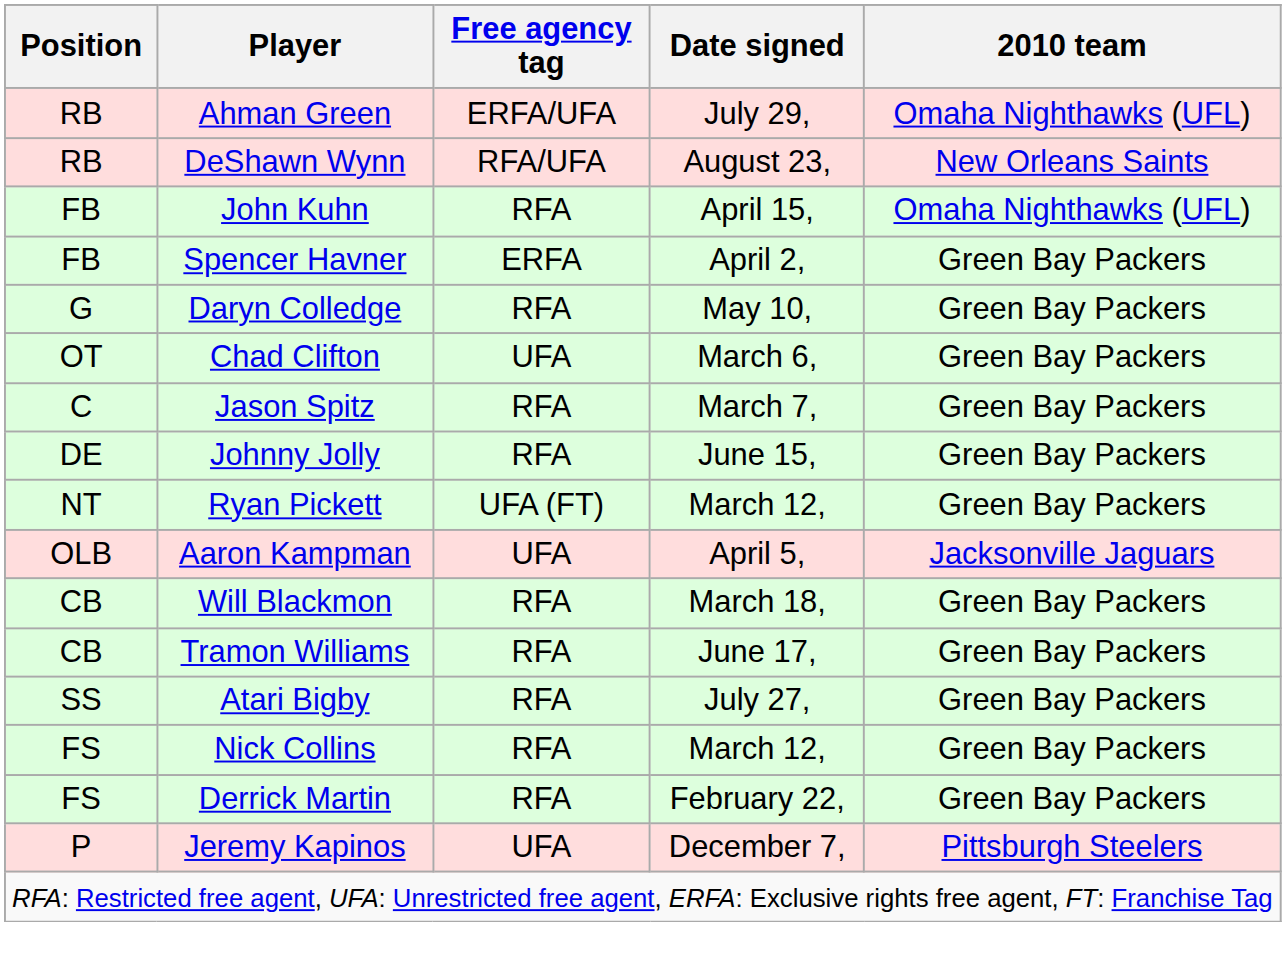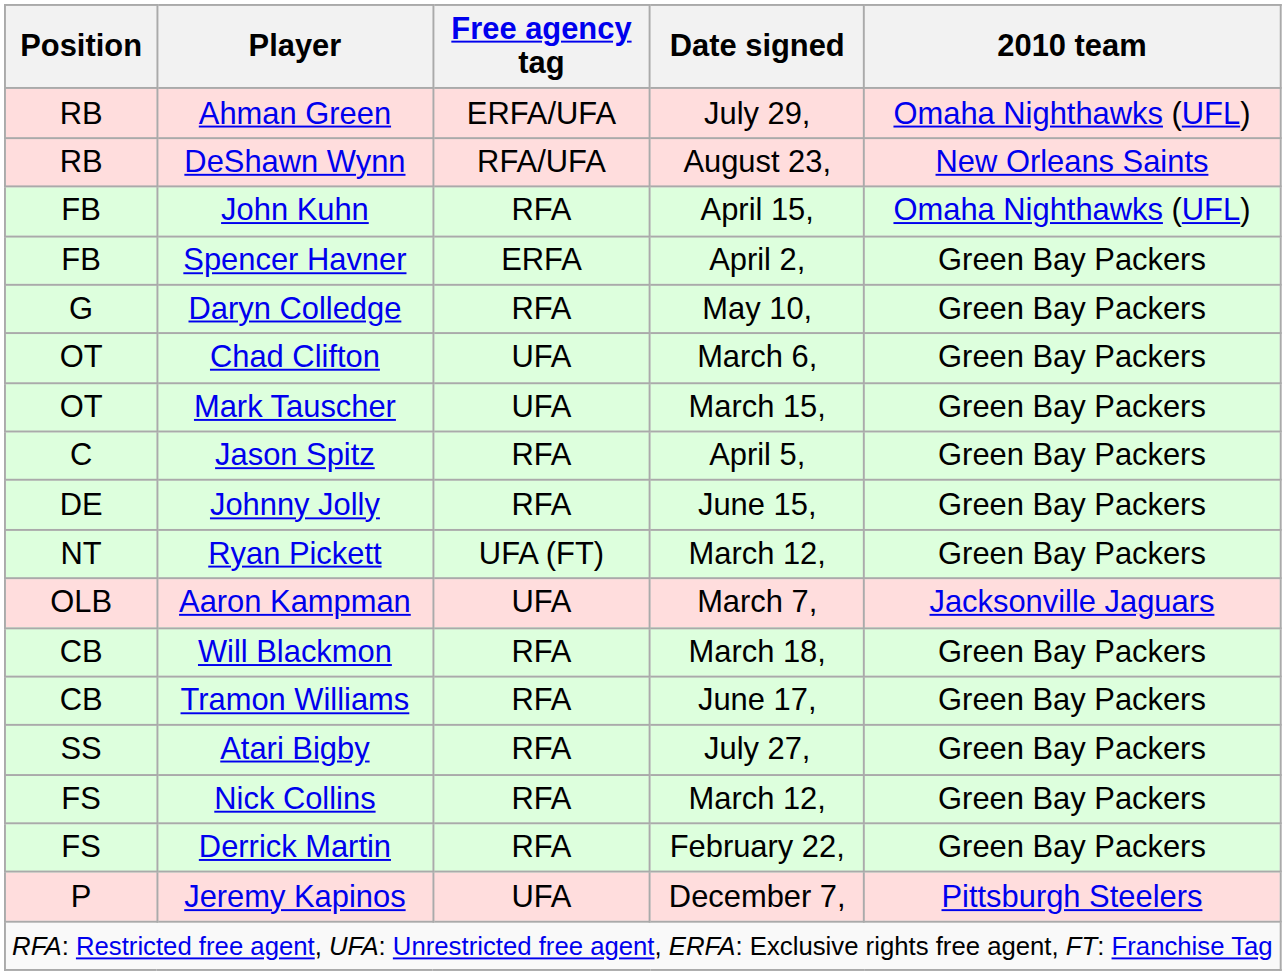+ row: (295, 406)
(757, 406) March 7, -> (757, 455) April 5,
(757, 553) April 5, -> (757, 602) March 7,
